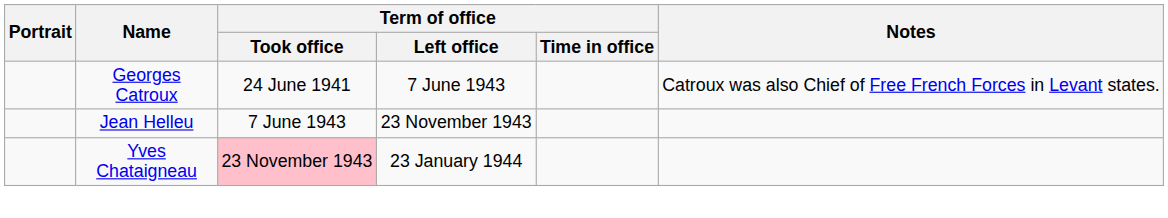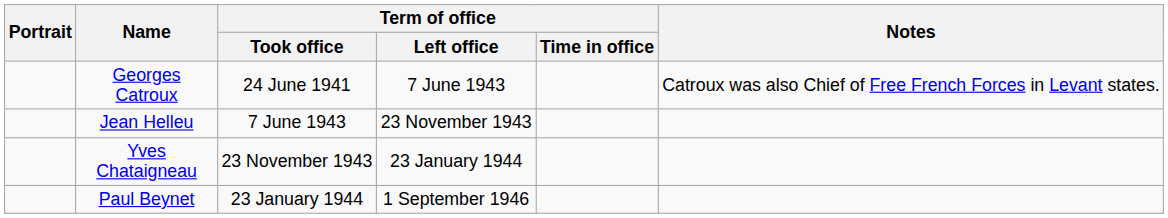(297, 161) pink background -> (297, 161) no background
+ row: (147, 199)
